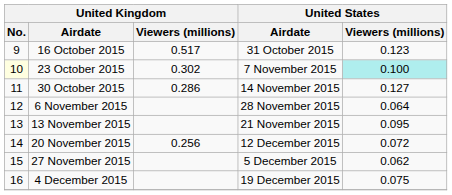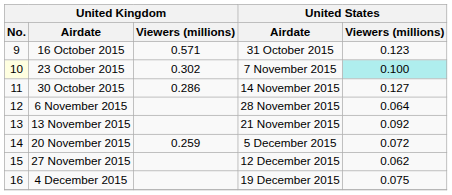(186, 50) 0.517 -> (186, 50) 0.571
(395, 124) 0.095 -> (395, 124) 0.092
(186, 143) 0.256 -> (186, 143) 0.259
(290, 143) 12 December 2015 -> (290, 143) 5 December 2015
(290, 161) 5 December 2015 -> (290, 161) 12 December 2015
